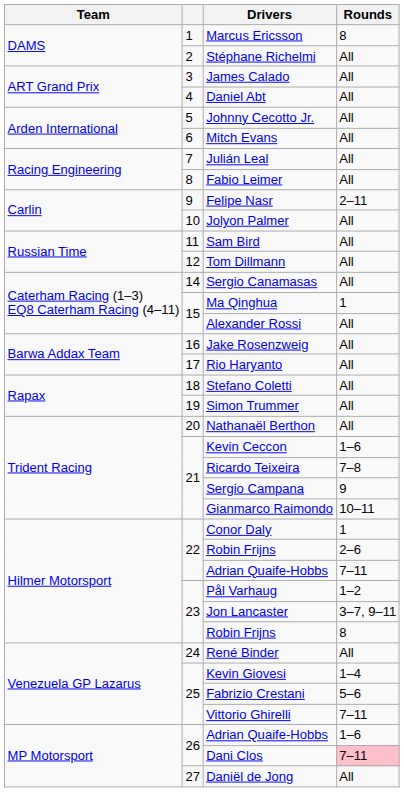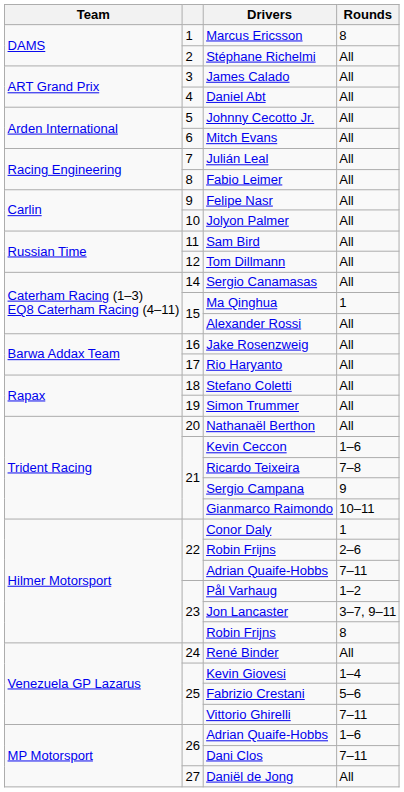(353, 200) 2–11 -> (347, 200) All
(353, 755) pink background -> (353, 755) no background
